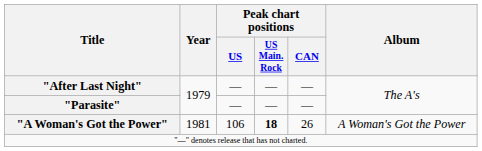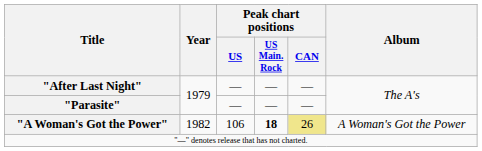(198, 124) 1981 -> (198, 124) 1982
(307, 124) no background -> (307, 124) khaki background
